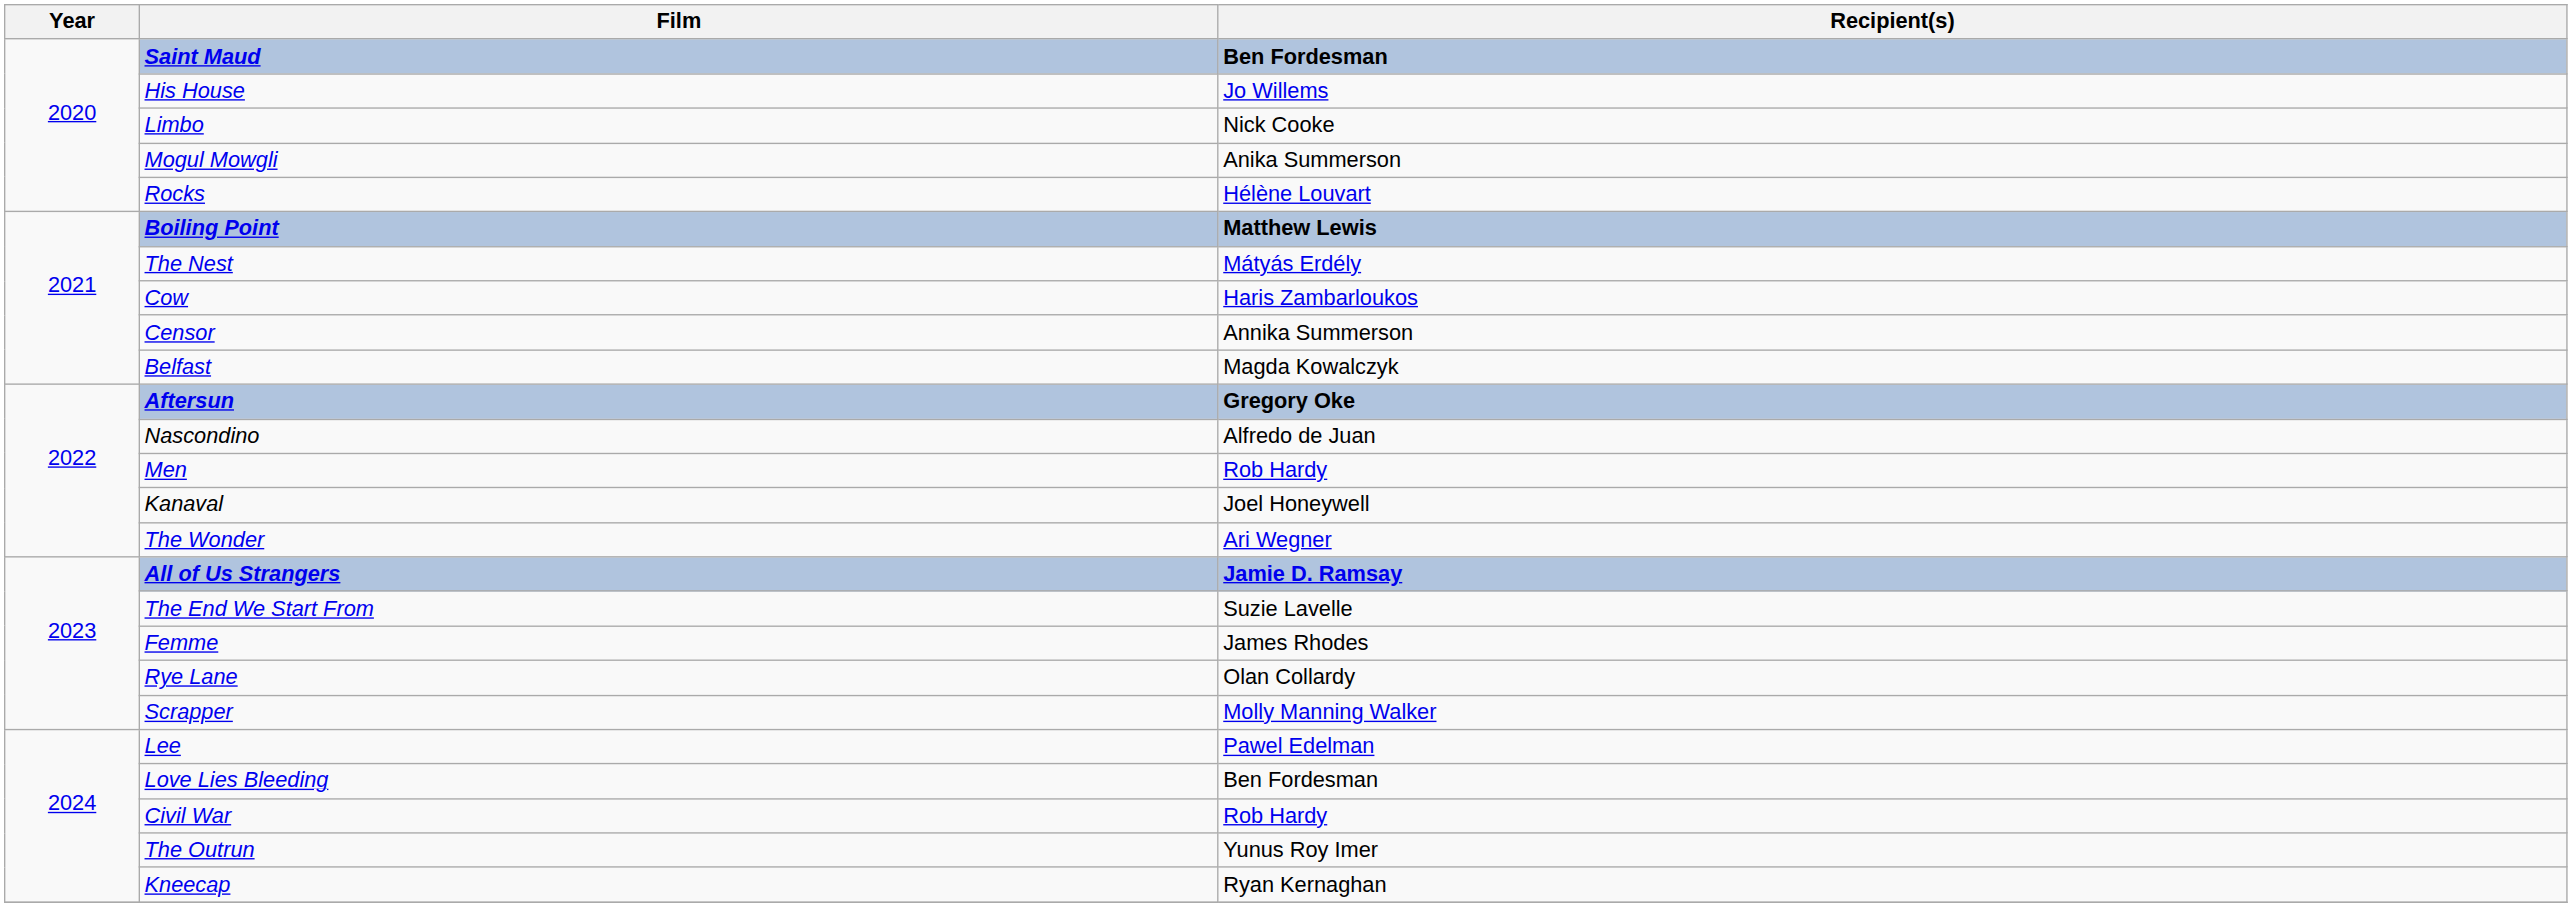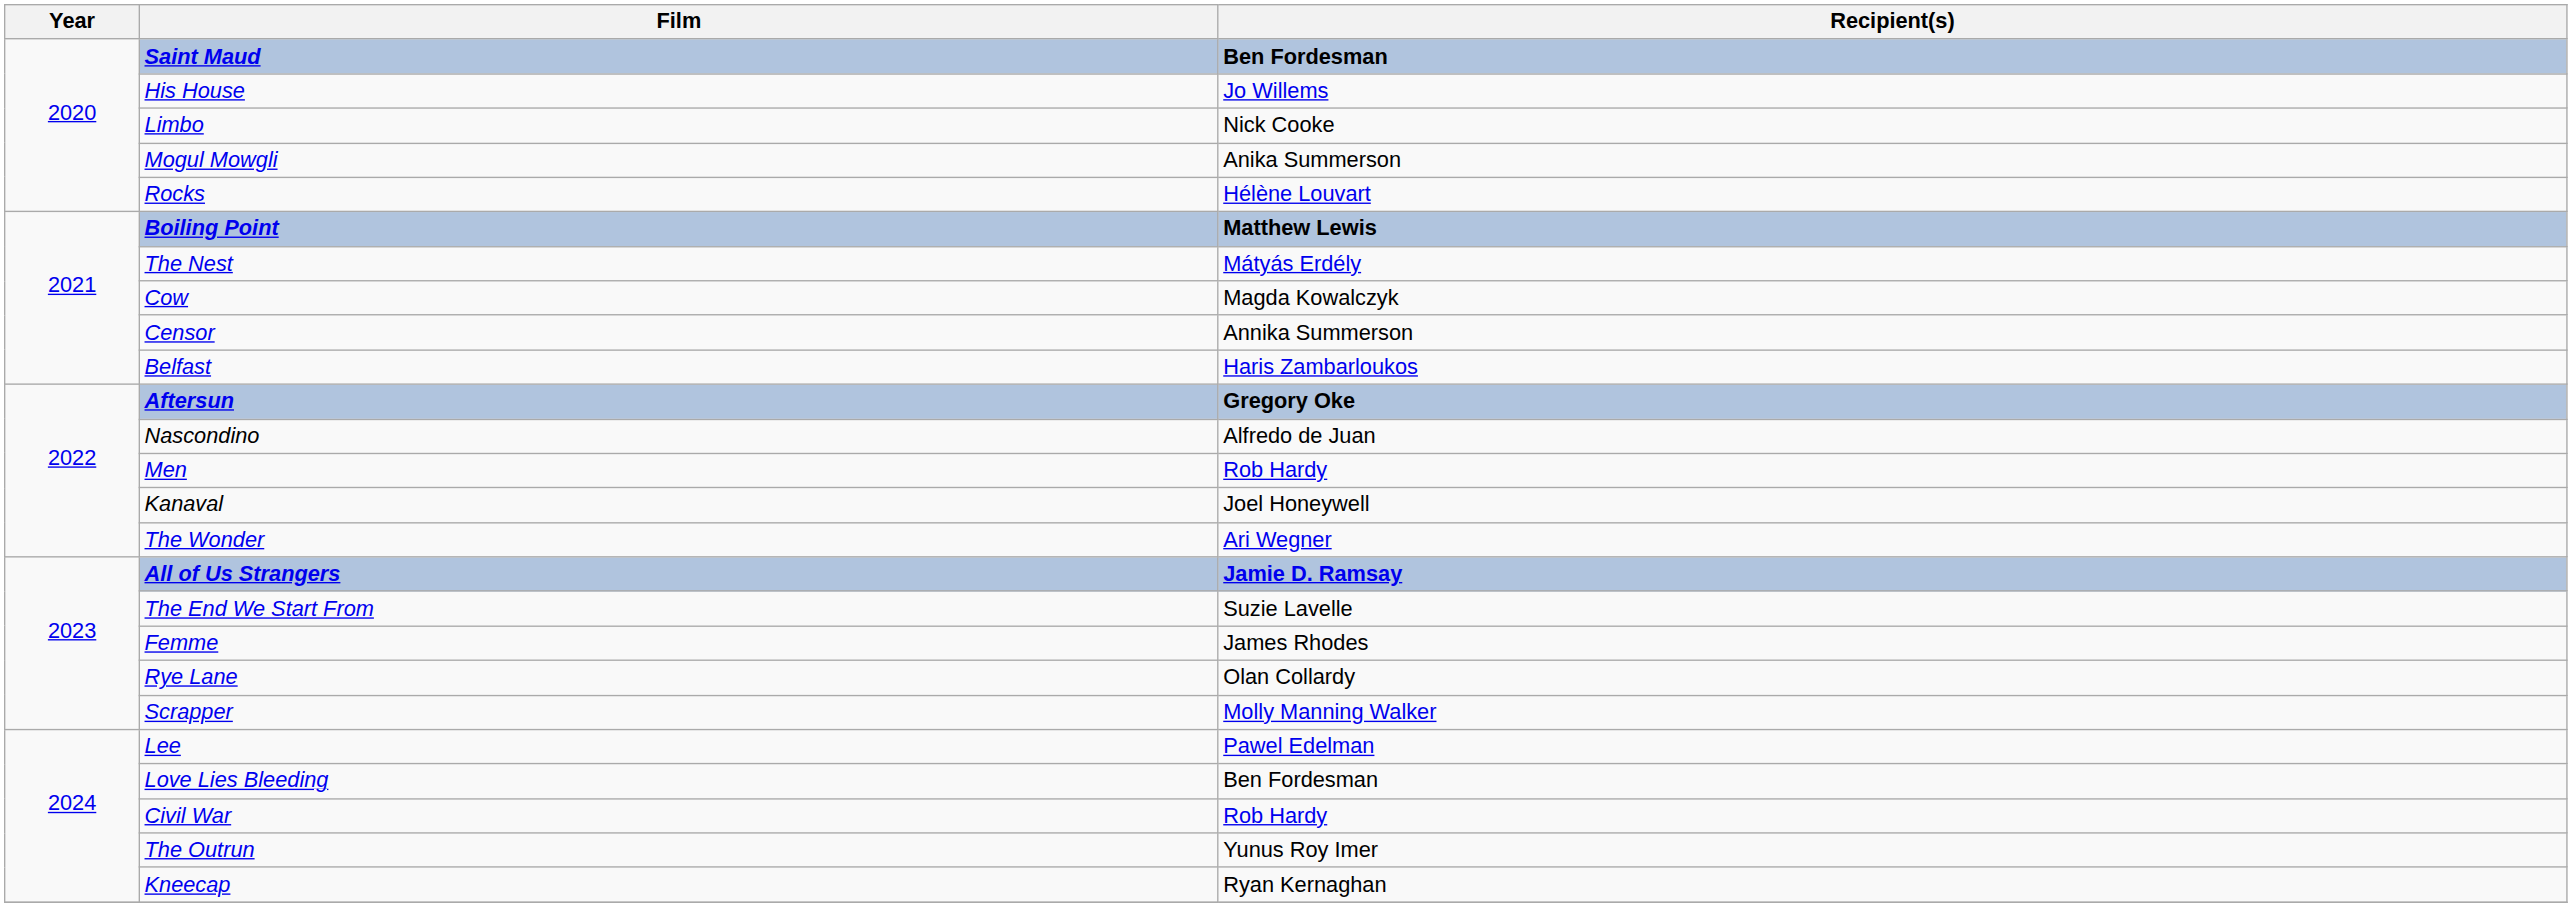(1321, 297) Haris Zambarloukos -> (1311, 297) Magda Kowalczyk
(1311, 366) Magda Kowalczyk -> (1321, 366) Haris Zambarloukos
